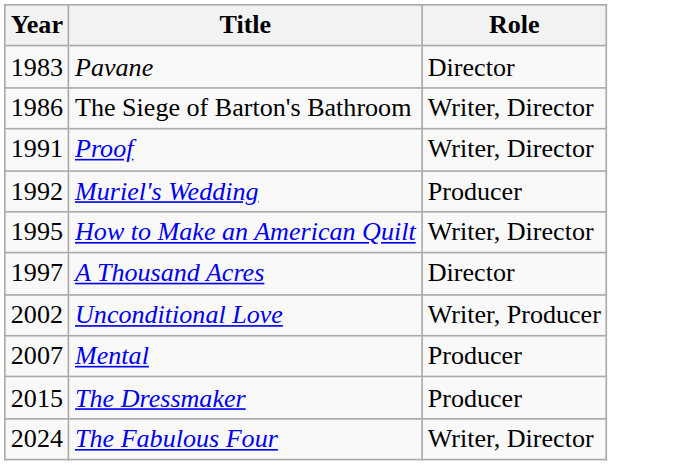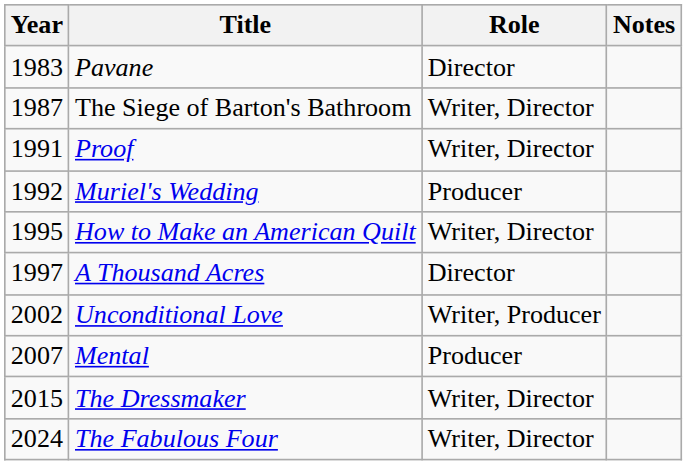+ column: (644, 25)
(37, 107) 1986 -> (37, 107) 1987
(475, 397) Producer -> (511, 397) Writer, Director
